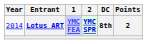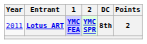(14, 26) 2014 -> (14, 26) 2011
(74, 26) normal -> (74, 26) bold
